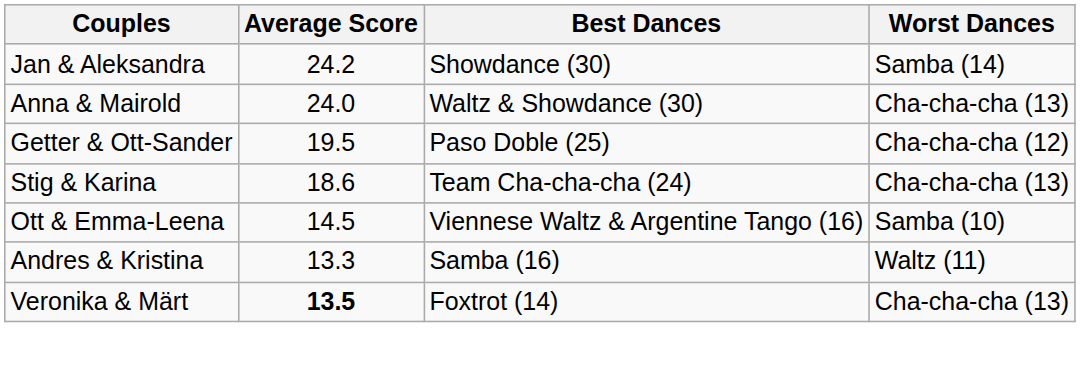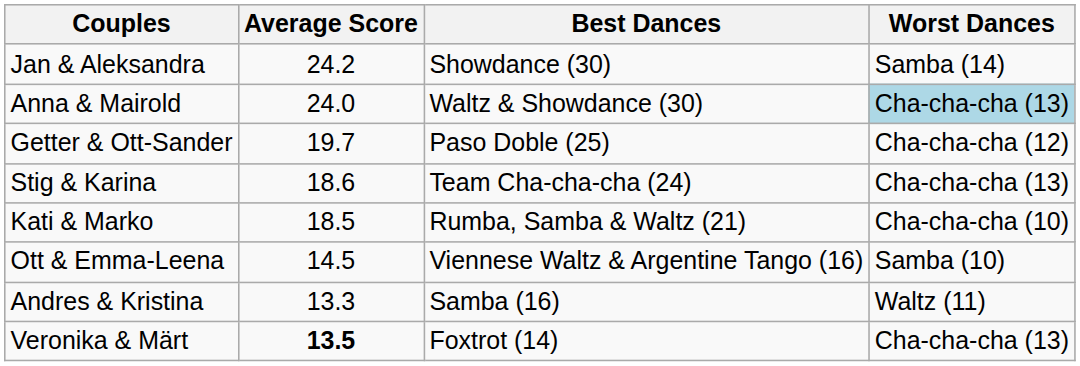(972, 103) no background -> (972, 103) lightblue background
(331, 143) 19.5 -> (331, 143) 19.7
+ row: (82, 222)
